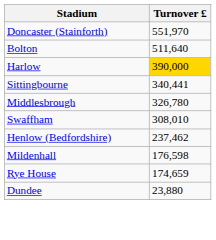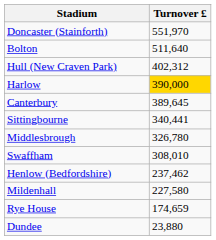+ row: (62, 66)
+ row: (32, 102)
(170, 155) 176,598 -> (170, 191) 227,580
